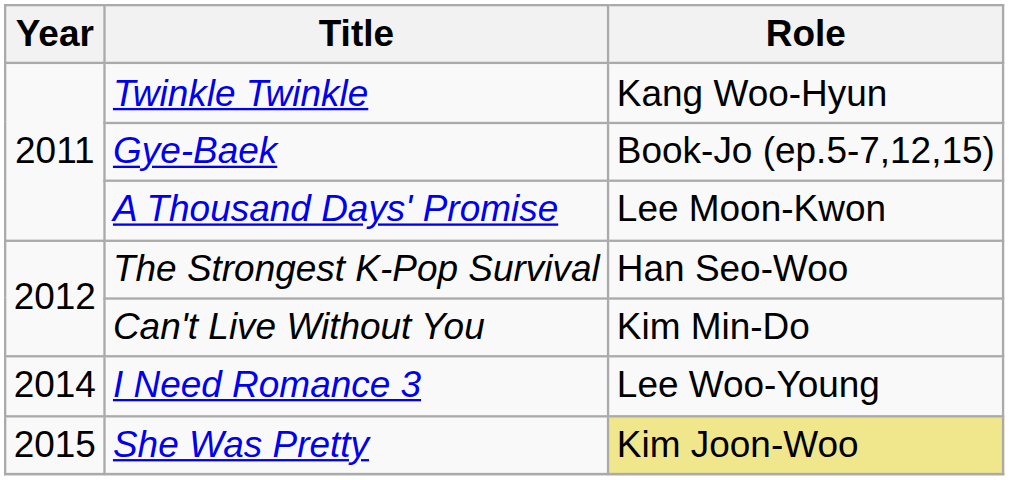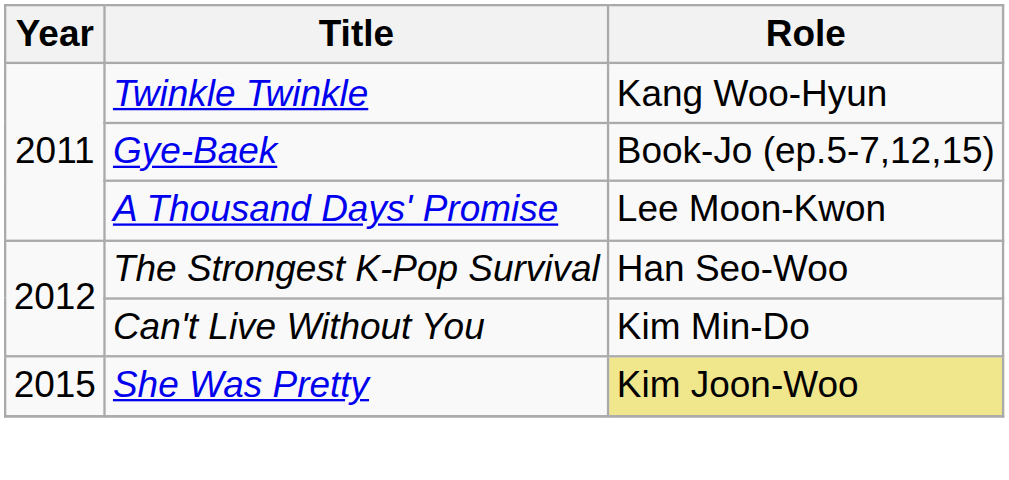- row: (267, 385)
